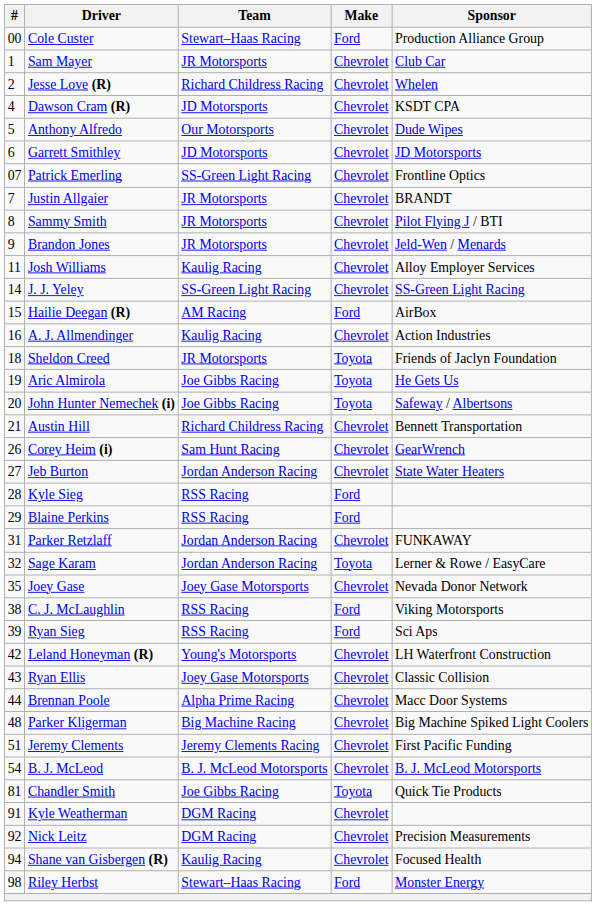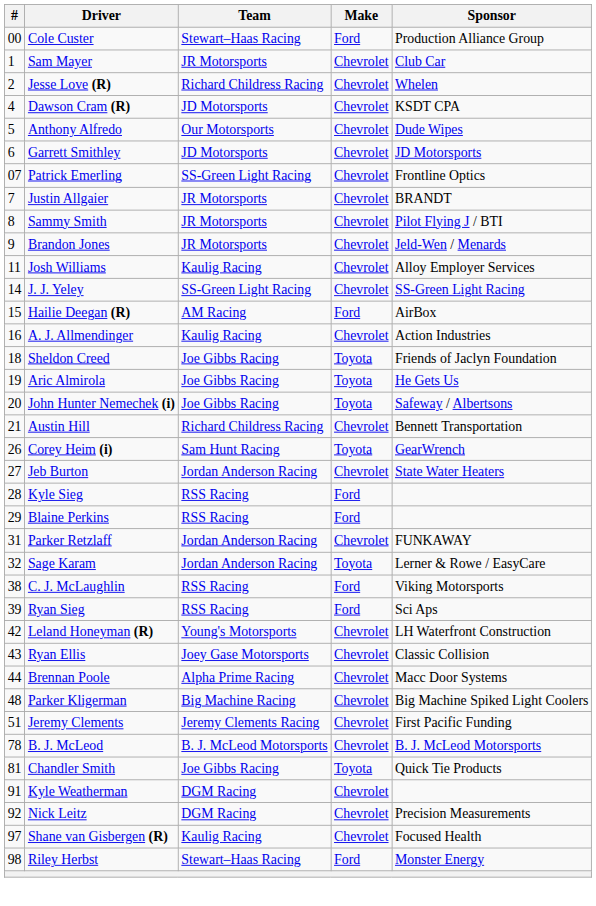(224, 358) JR Motorsports -> (230, 358) Joe Gibbs Racing
(361, 449) Chevrolet -> (353, 449) Toyota
- row: (56, 586)
(15, 768) 54 -> (15, 745) 78
(15, 859) 94 -> (15, 837) 97
